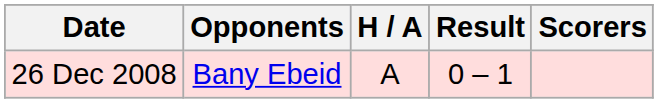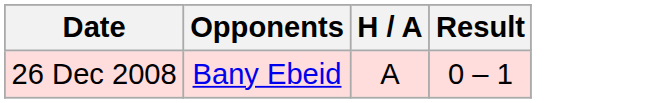- column: (593, 27)
